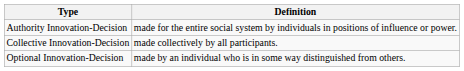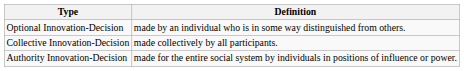rows swapped: (65, 58) <-> (67, 27)
